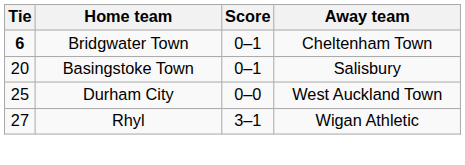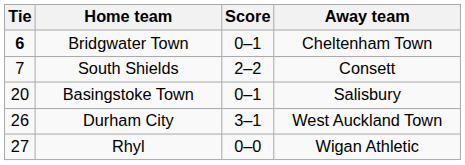+ row: (128, 69)
(20, 95) 25 -> (20, 120) 26
(248, 95) 0–0 -> (248, 120) 3–1
(248, 120) 3–1 -> (248, 146) 0–0
